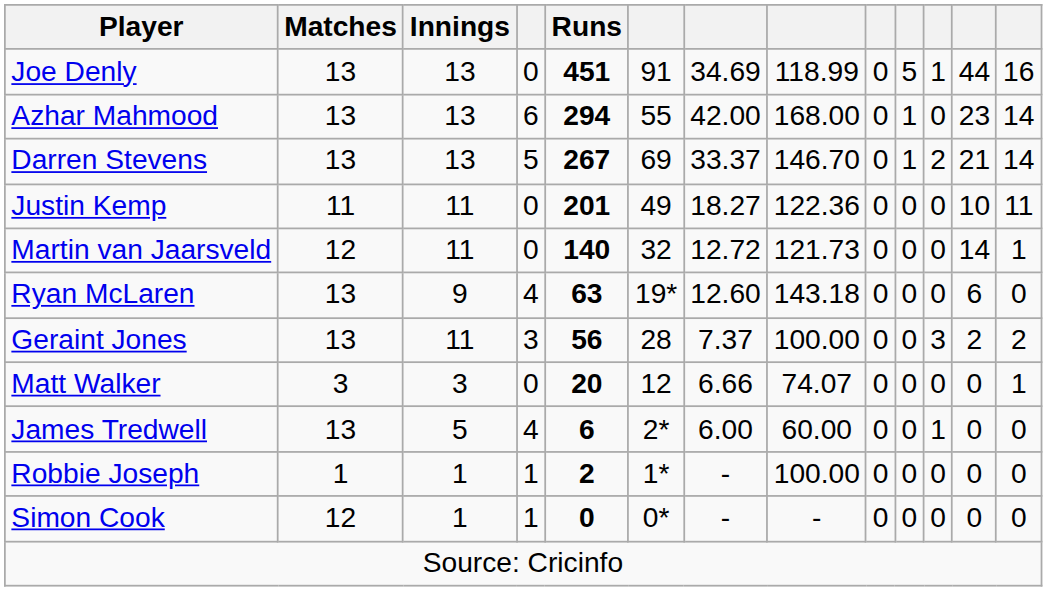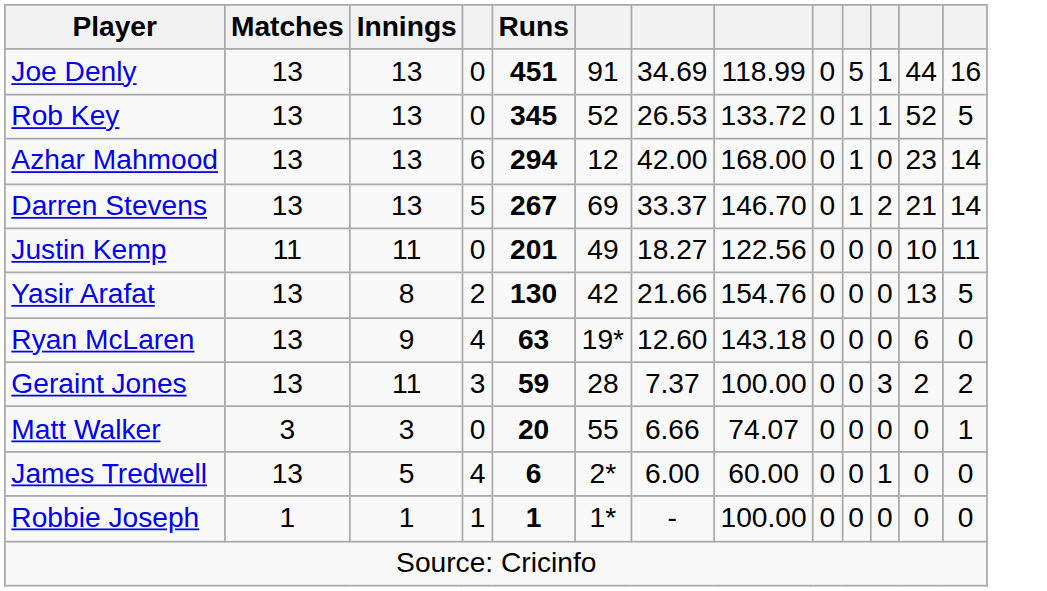+ row: (65, 116)
(656, 116) 55 -> (603, 160) 12
(817, 205) 122.36 -> (764, 250) 122.56
- row: (141, 250)
+ row: (83, 294)
(587, 339) 56 -> (534, 384) 59
(656, 384) 12 -> (603, 428) 55
(587, 473) 2 -> (534, 518) 1
- row: (88, 518)
